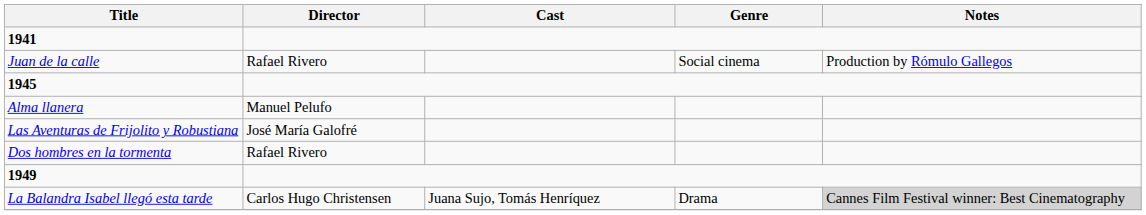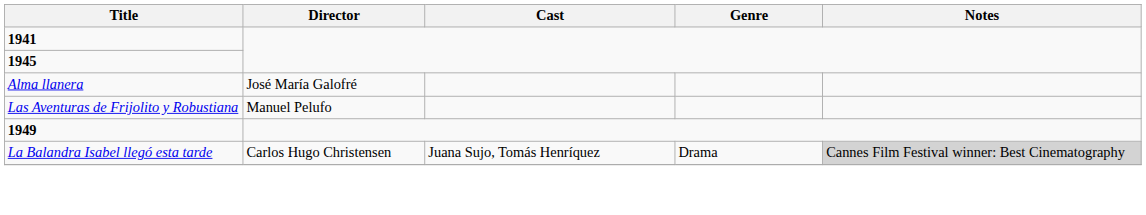- row: (54, 61)
(289, 107) Manuel Pelufo -> (302, 84) José María Galofré
(302, 130) José María Galofré -> (289, 107) Manuel Pelufo
- row: (89, 152)
